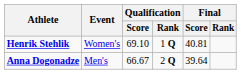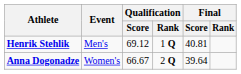(102, 44) Women's -> (96, 44) Men's
(138, 44) 69.10 -> (138, 44) 69.12
(96, 61) Men's -> (102, 61) Women's
